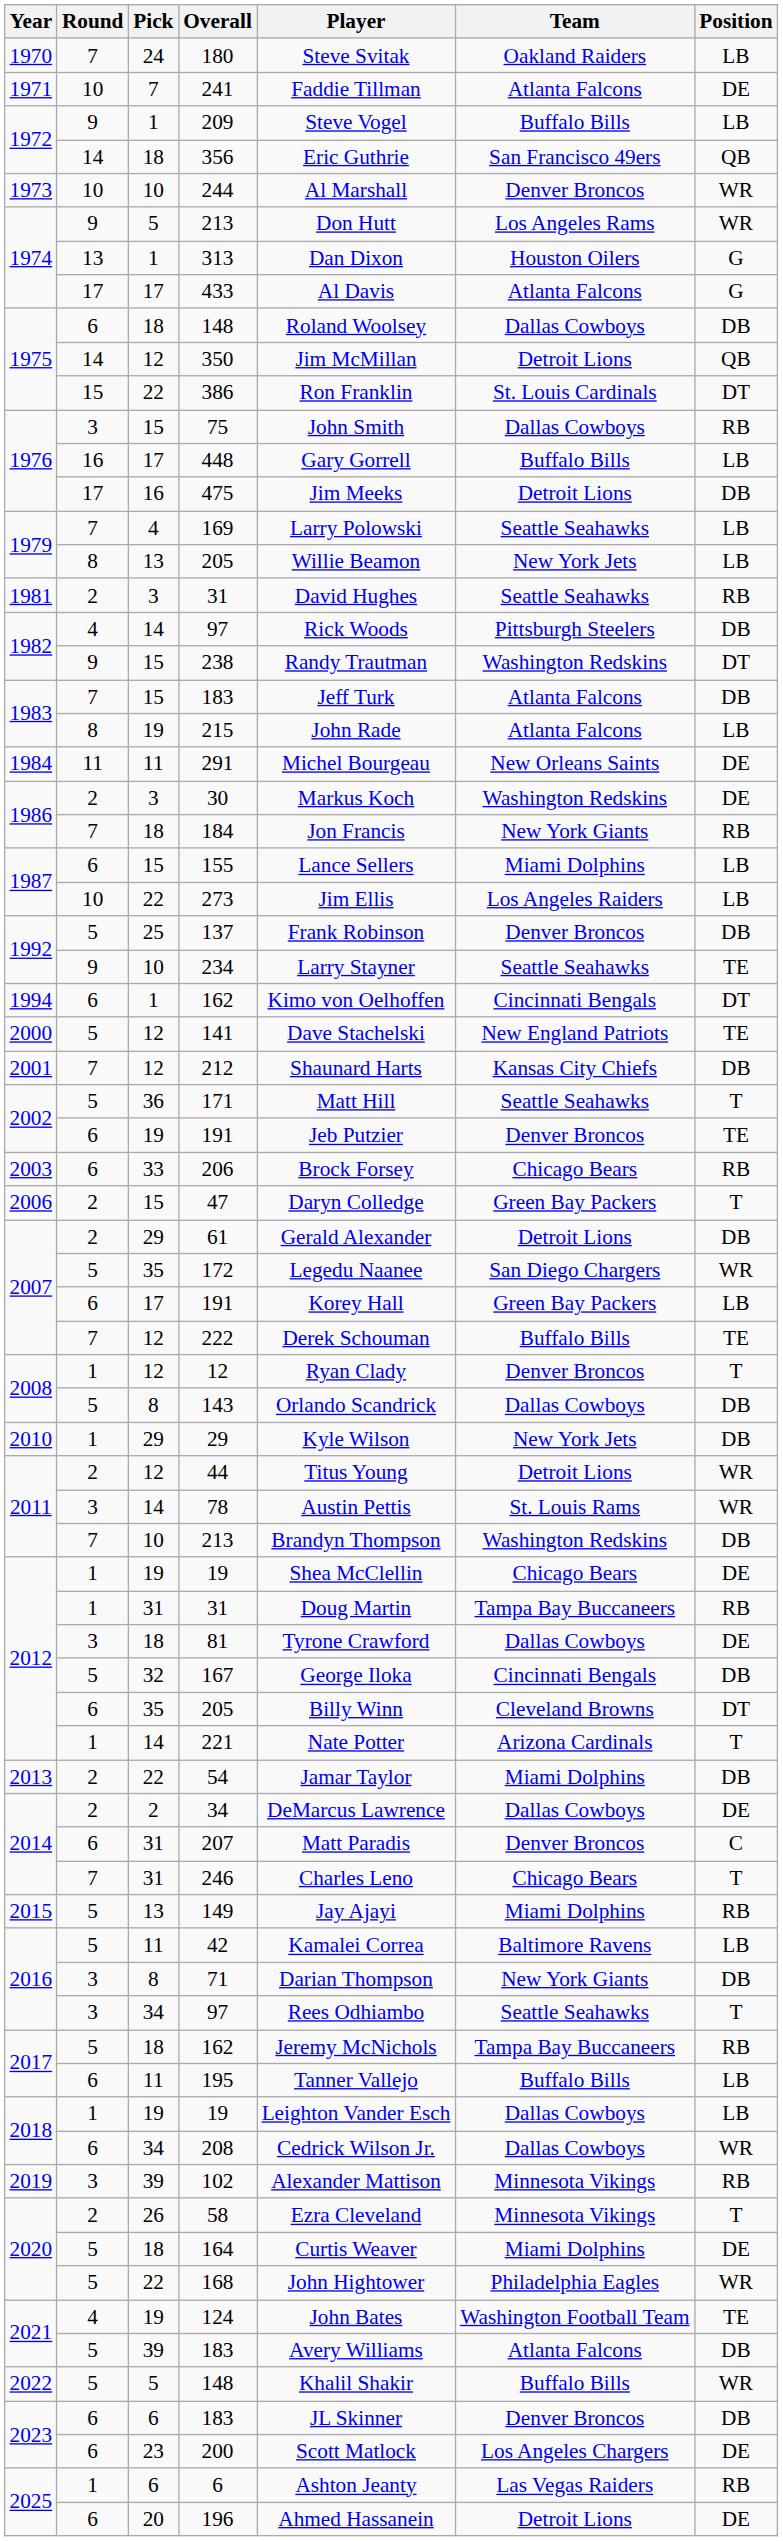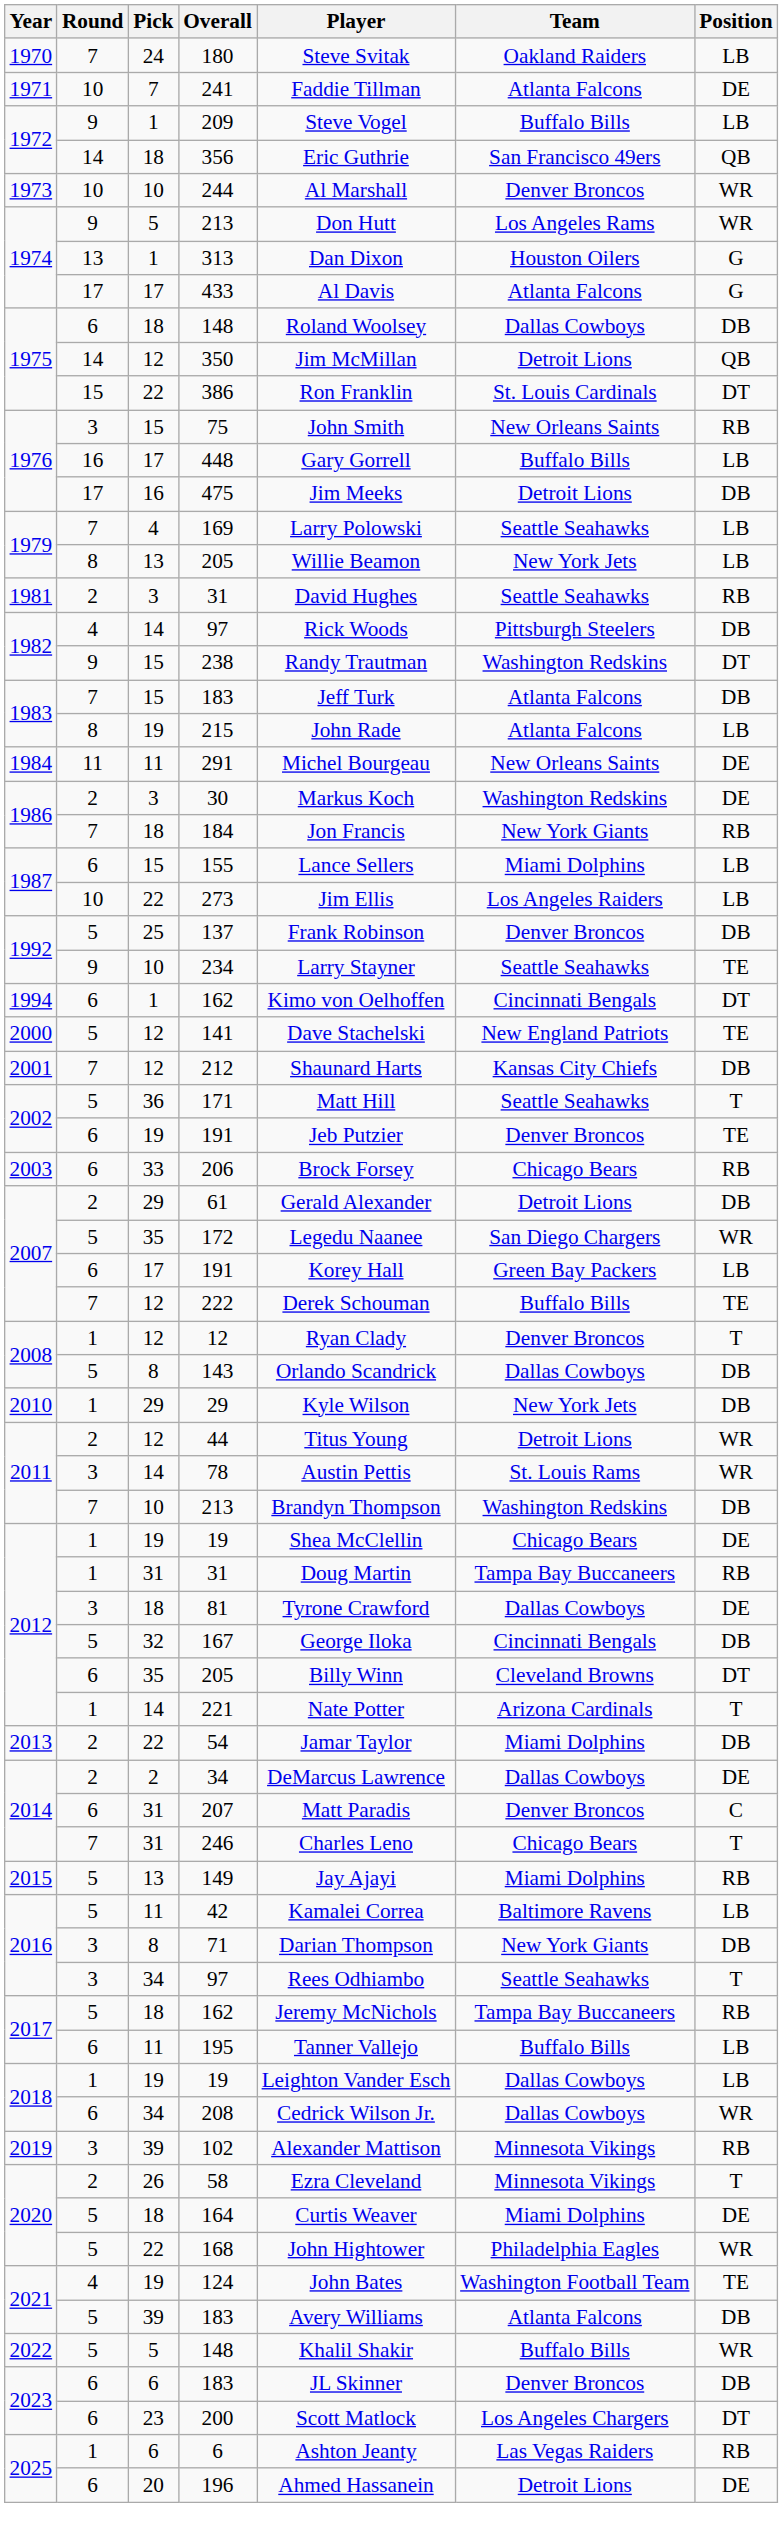(575, 426) Dallas Cowboys -> (575, 426) New Orleans Saints
- row: (31, 1202)
(736, 2451) DE -> (736, 2417) DT
